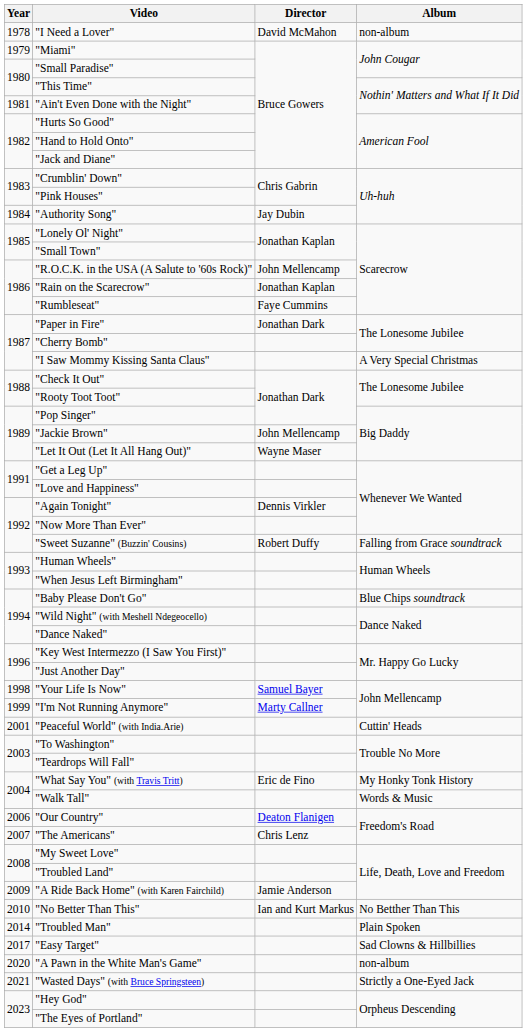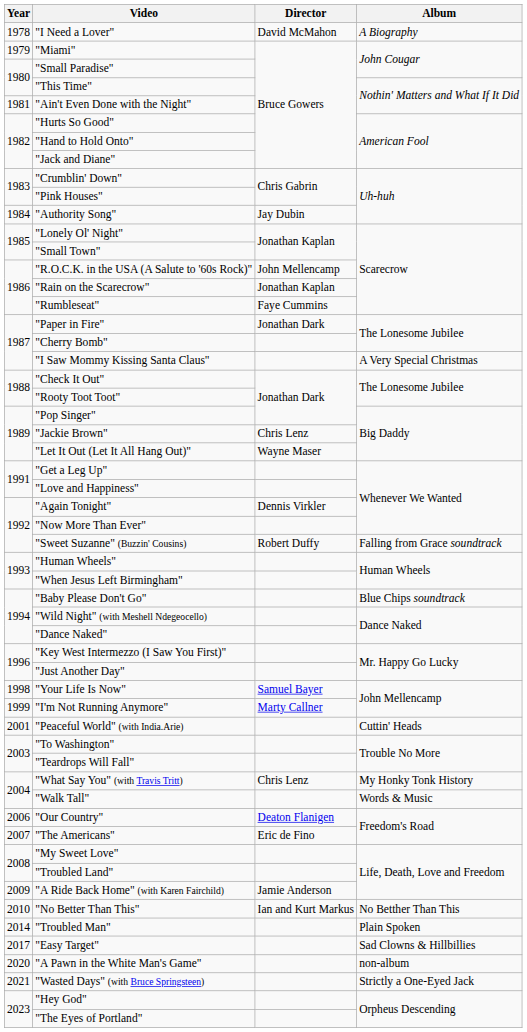(384, 31) non-album -> (388, 31) A Biography
(299, 433) John Mellencamp -> (283, 433) Chris Lenz
(286, 780) Eric de Fino -> (283, 780) Chris Lenz
(283, 835) Chris Lenz -> (286, 835) Eric de Fino
